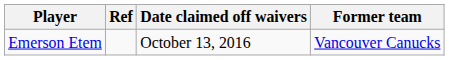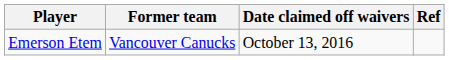columns swapped: (377, 17) <-> (121, 17)
